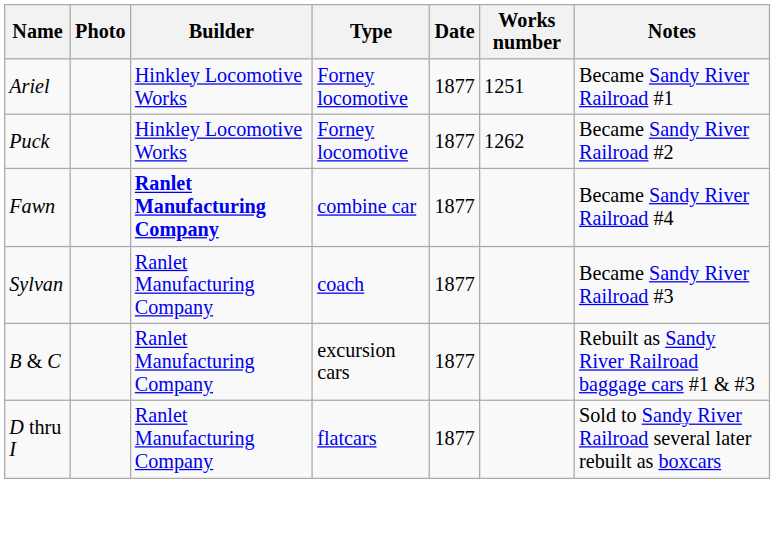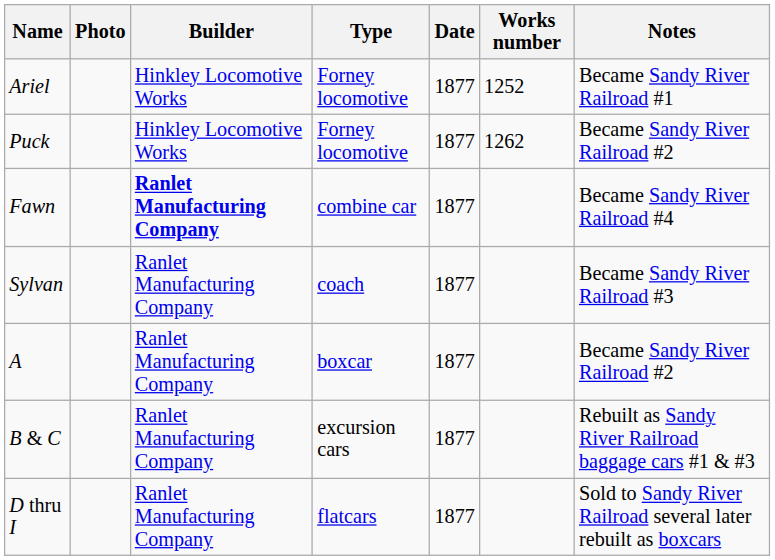(504, 86) 1251 -> (504, 86) 1252
+ row: (15, 361)
